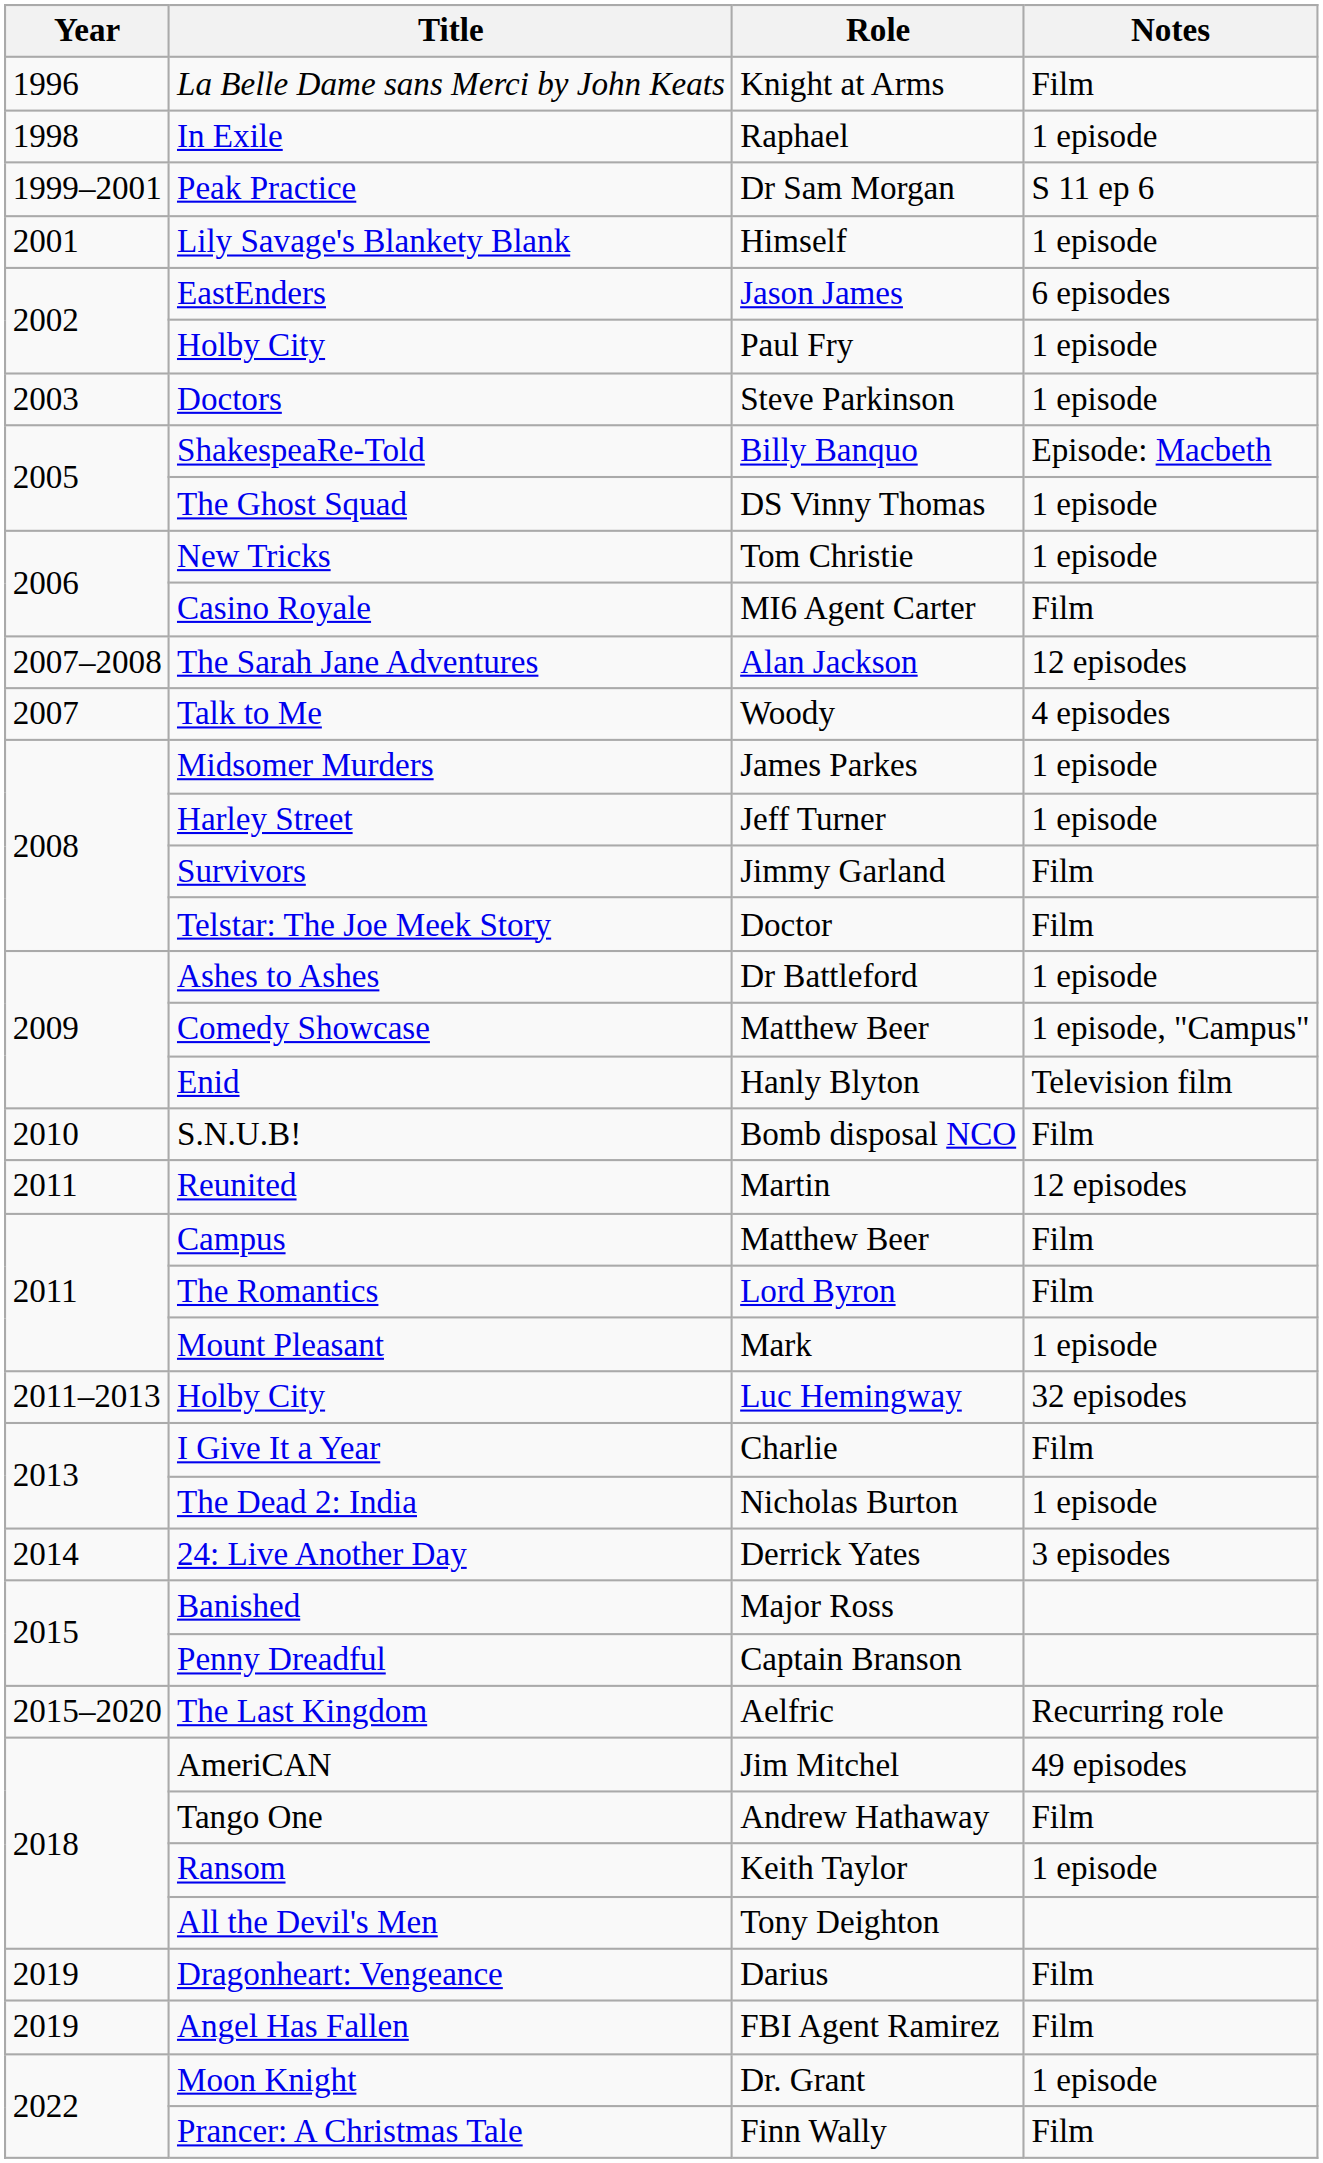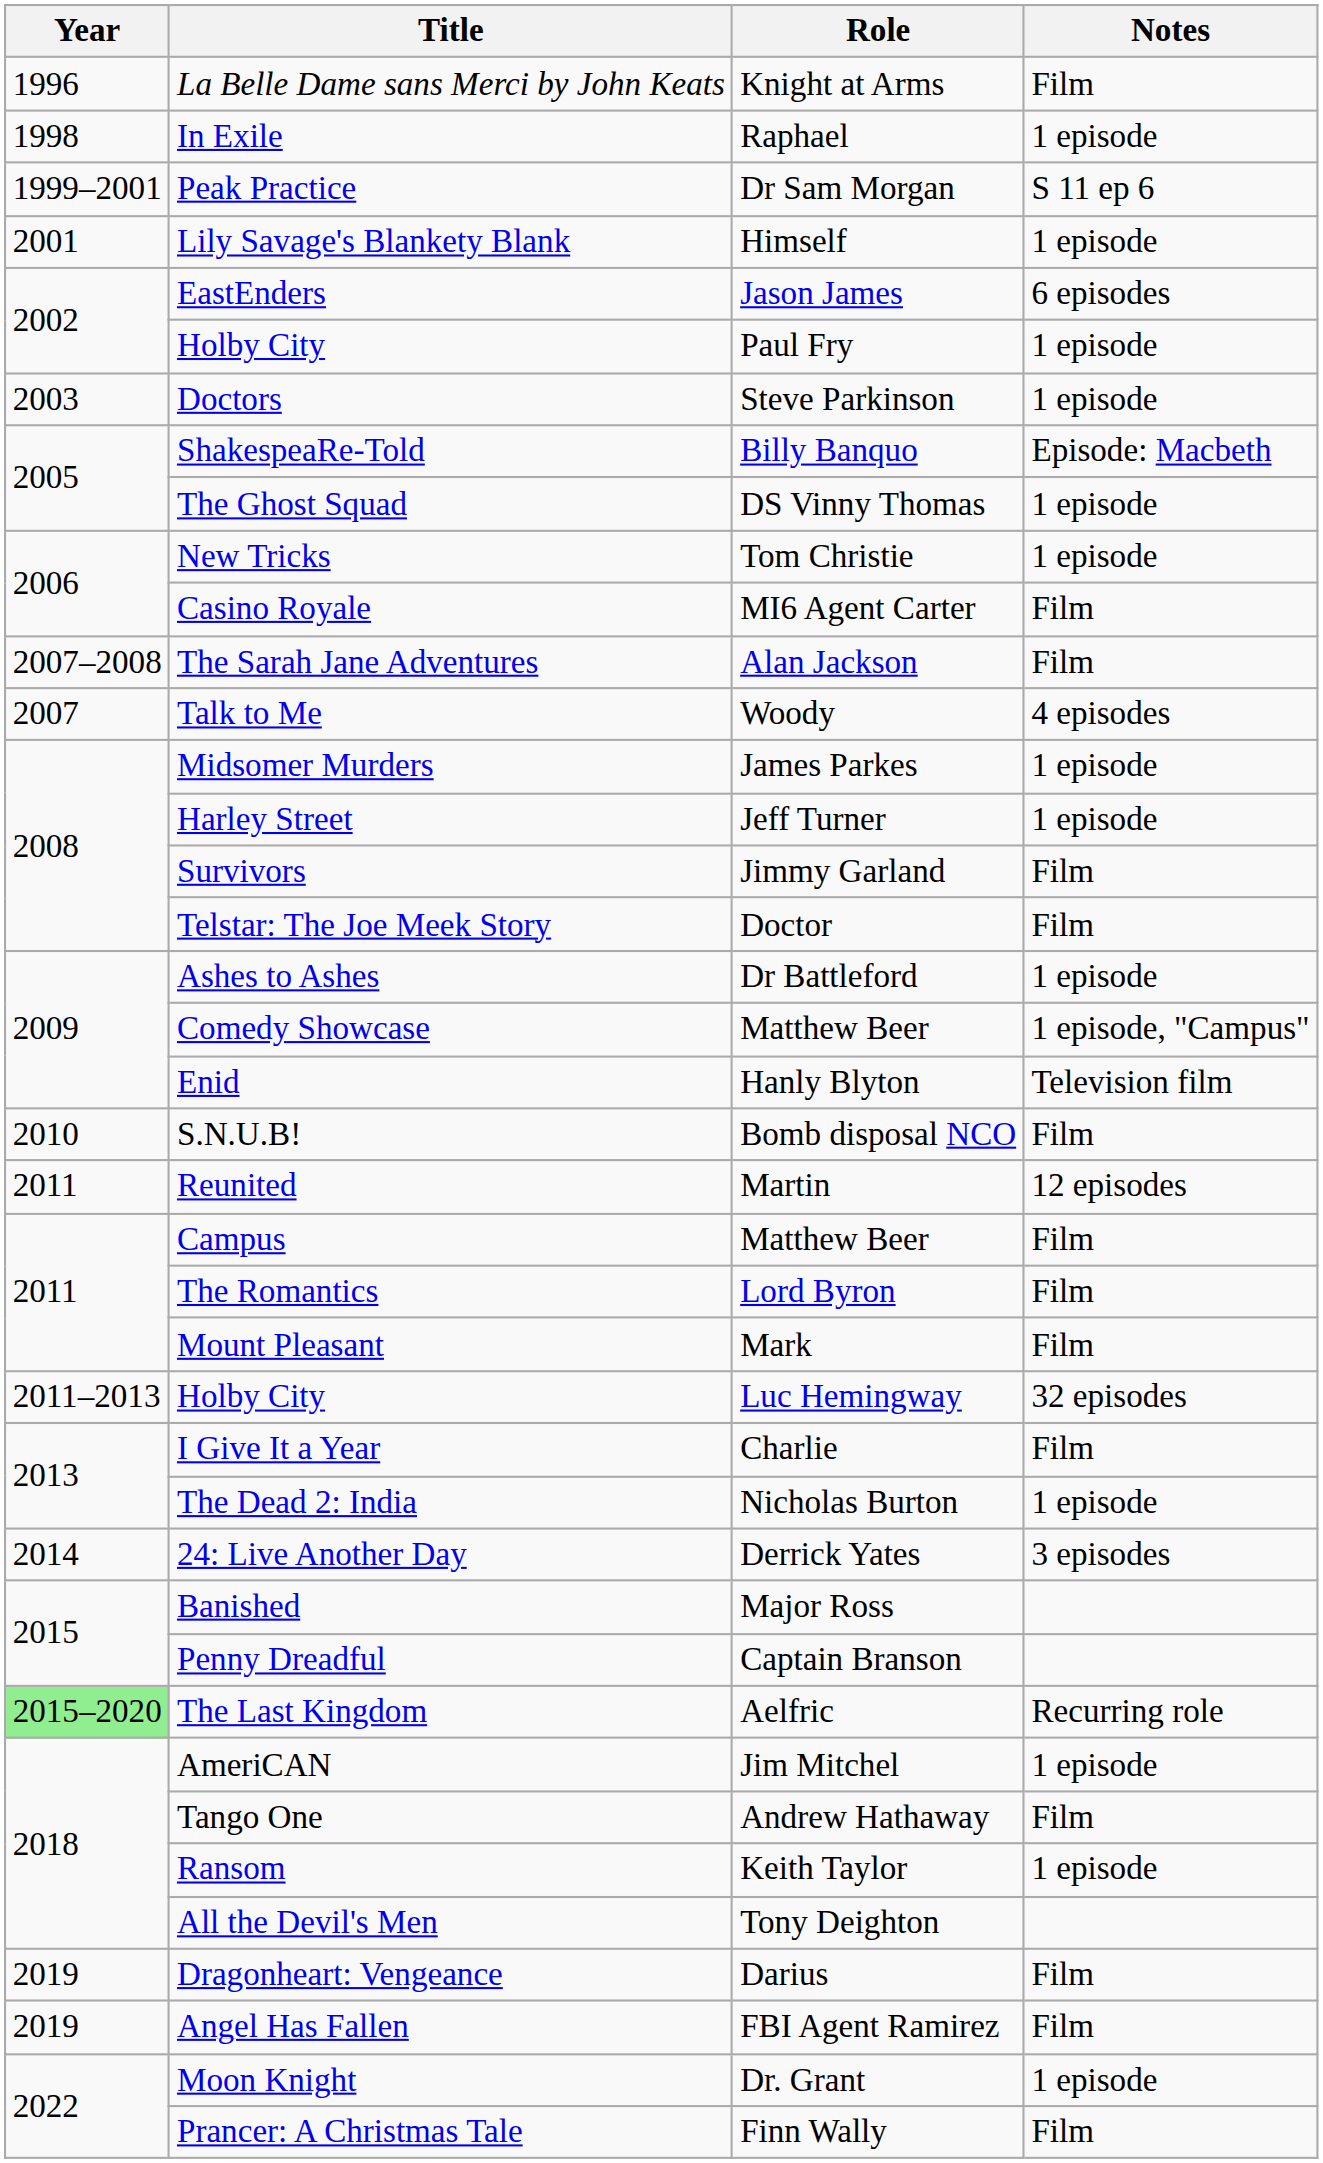(1109, 661) 12 episodes -> (1063, 661) Film
(1094, 1343) 1 episode -> (1063, 1343) Film
(87, 1711) no background -> (87, 1711) lightgreen background
(1109, 1764) 49 episodes -> (1094, 1764) 1 episode
